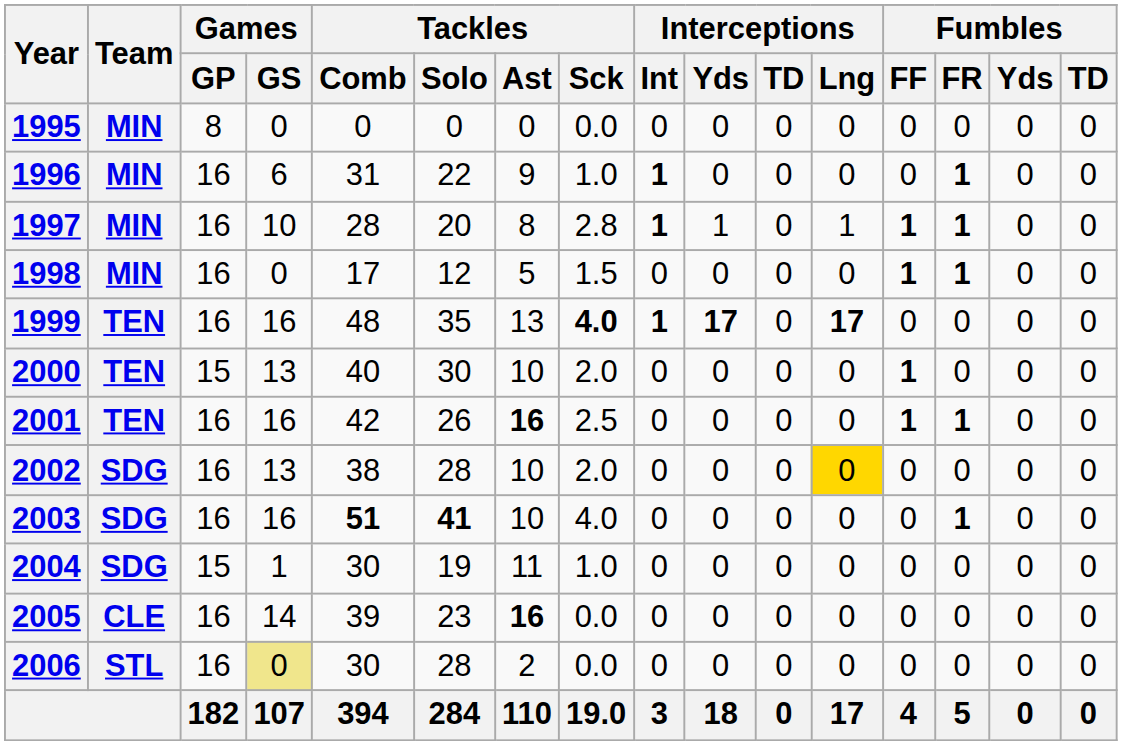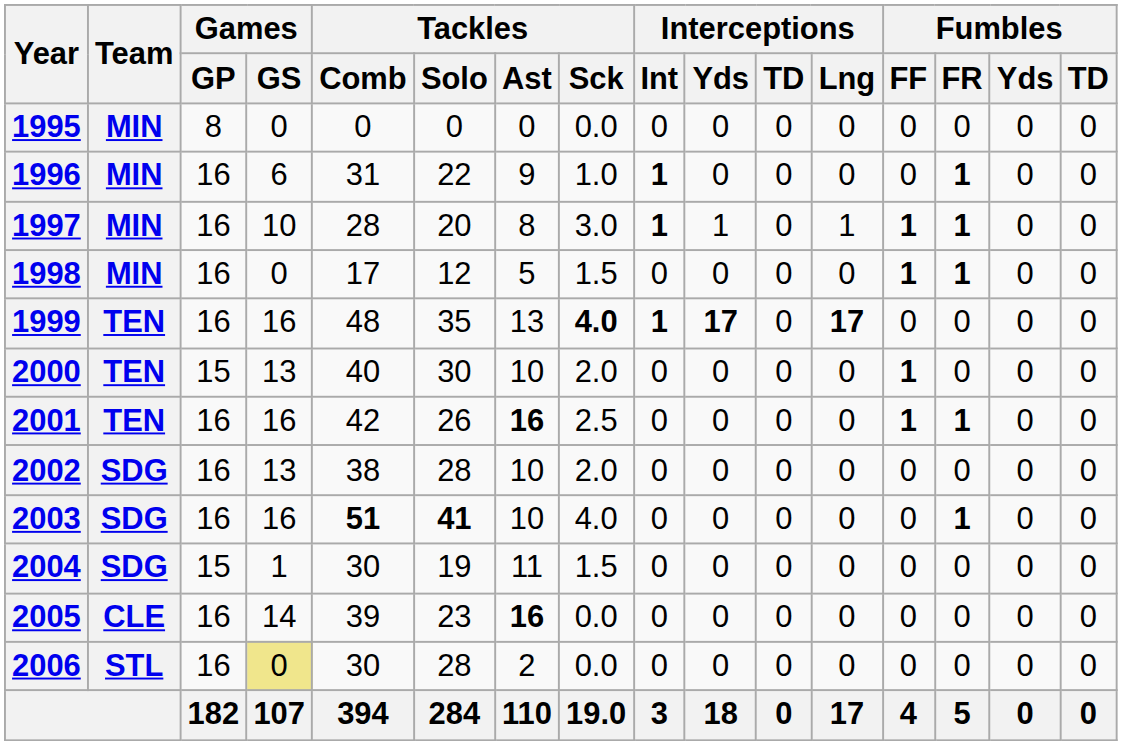(596, 224) 2.8 -> (596, 224) 3.0
(847, 469) gold background -> (847, 469) no background
(596, 567) 1.0 -> (596, 567) 1.5
